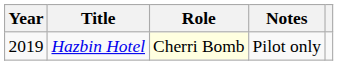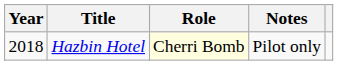(26, 45) 2019 -> (26, 45) 2018
